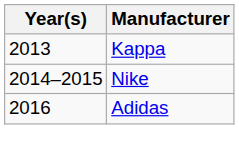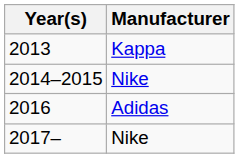+ row: (35, 138)
